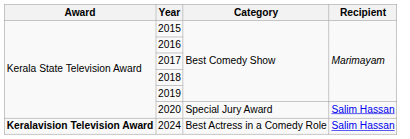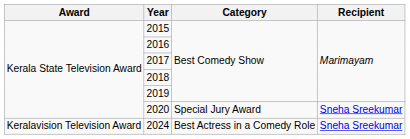(363, 110) Salim Hassan -> (361, 110) Sneha Sreekumar
(80, 126) bold -> (74, 126) normal
(363, 126) Salim Hassan -> (361, 126) Sneha Sreekumar
